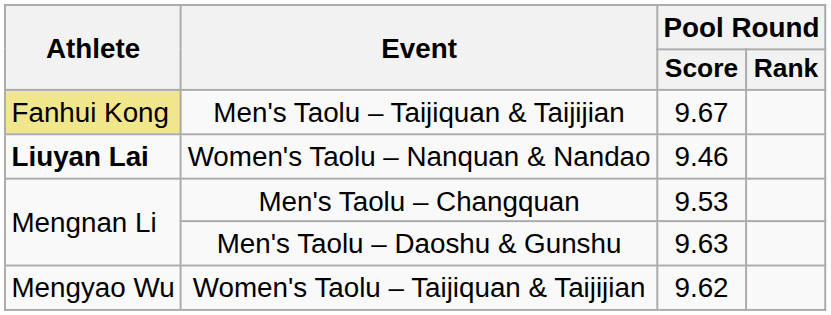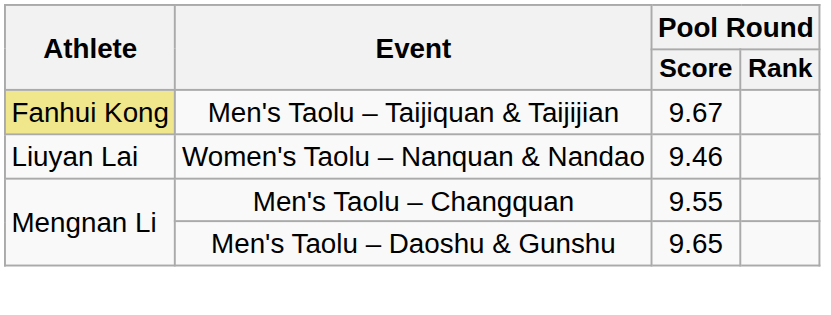(80, 157) bold -> (75, 157) normal
(701, 200) 9.53 -> (696, 200) 9.55
(701, 244) 9.63 -> (696, 244) 9.65
- row: (419, 288)
